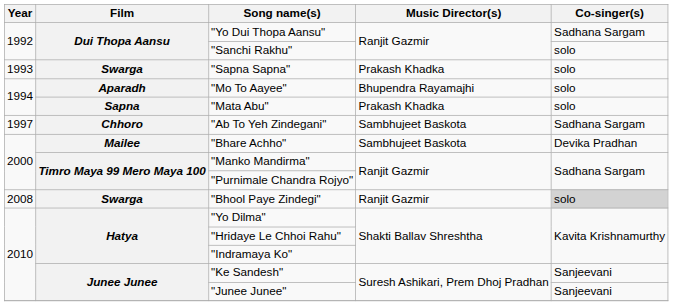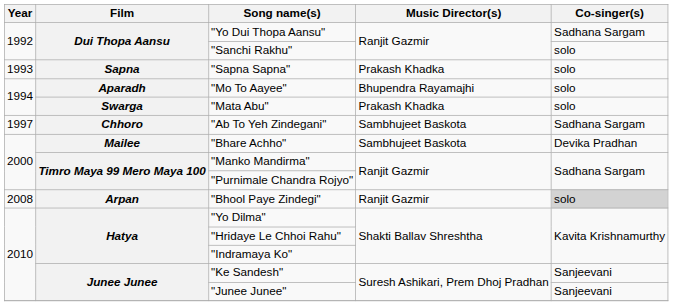(122, 69) Swarga -> (122, 69) Sapna
(122, 106) Sapna -> (122, 106) Swarga
(122, 198) Swarga -> (122, 198) Arpan
